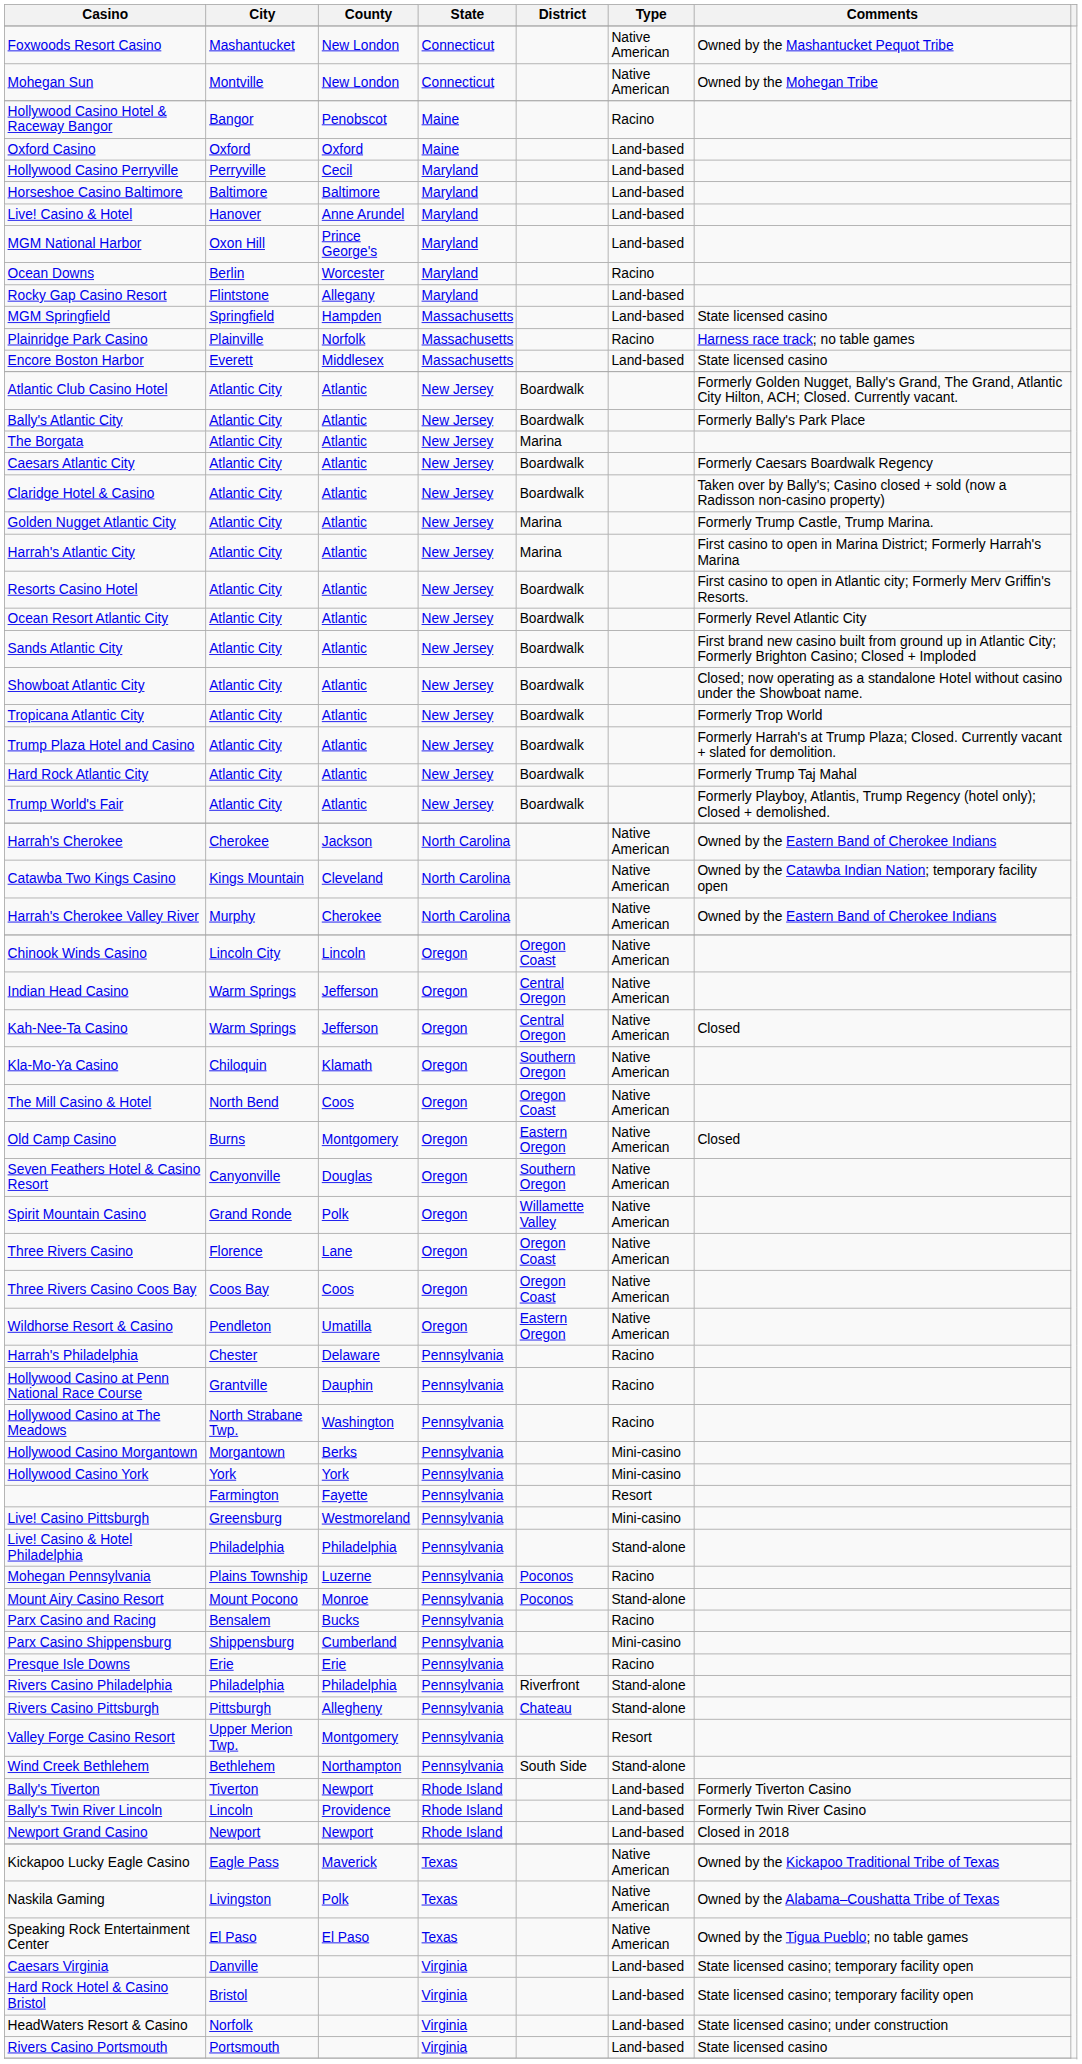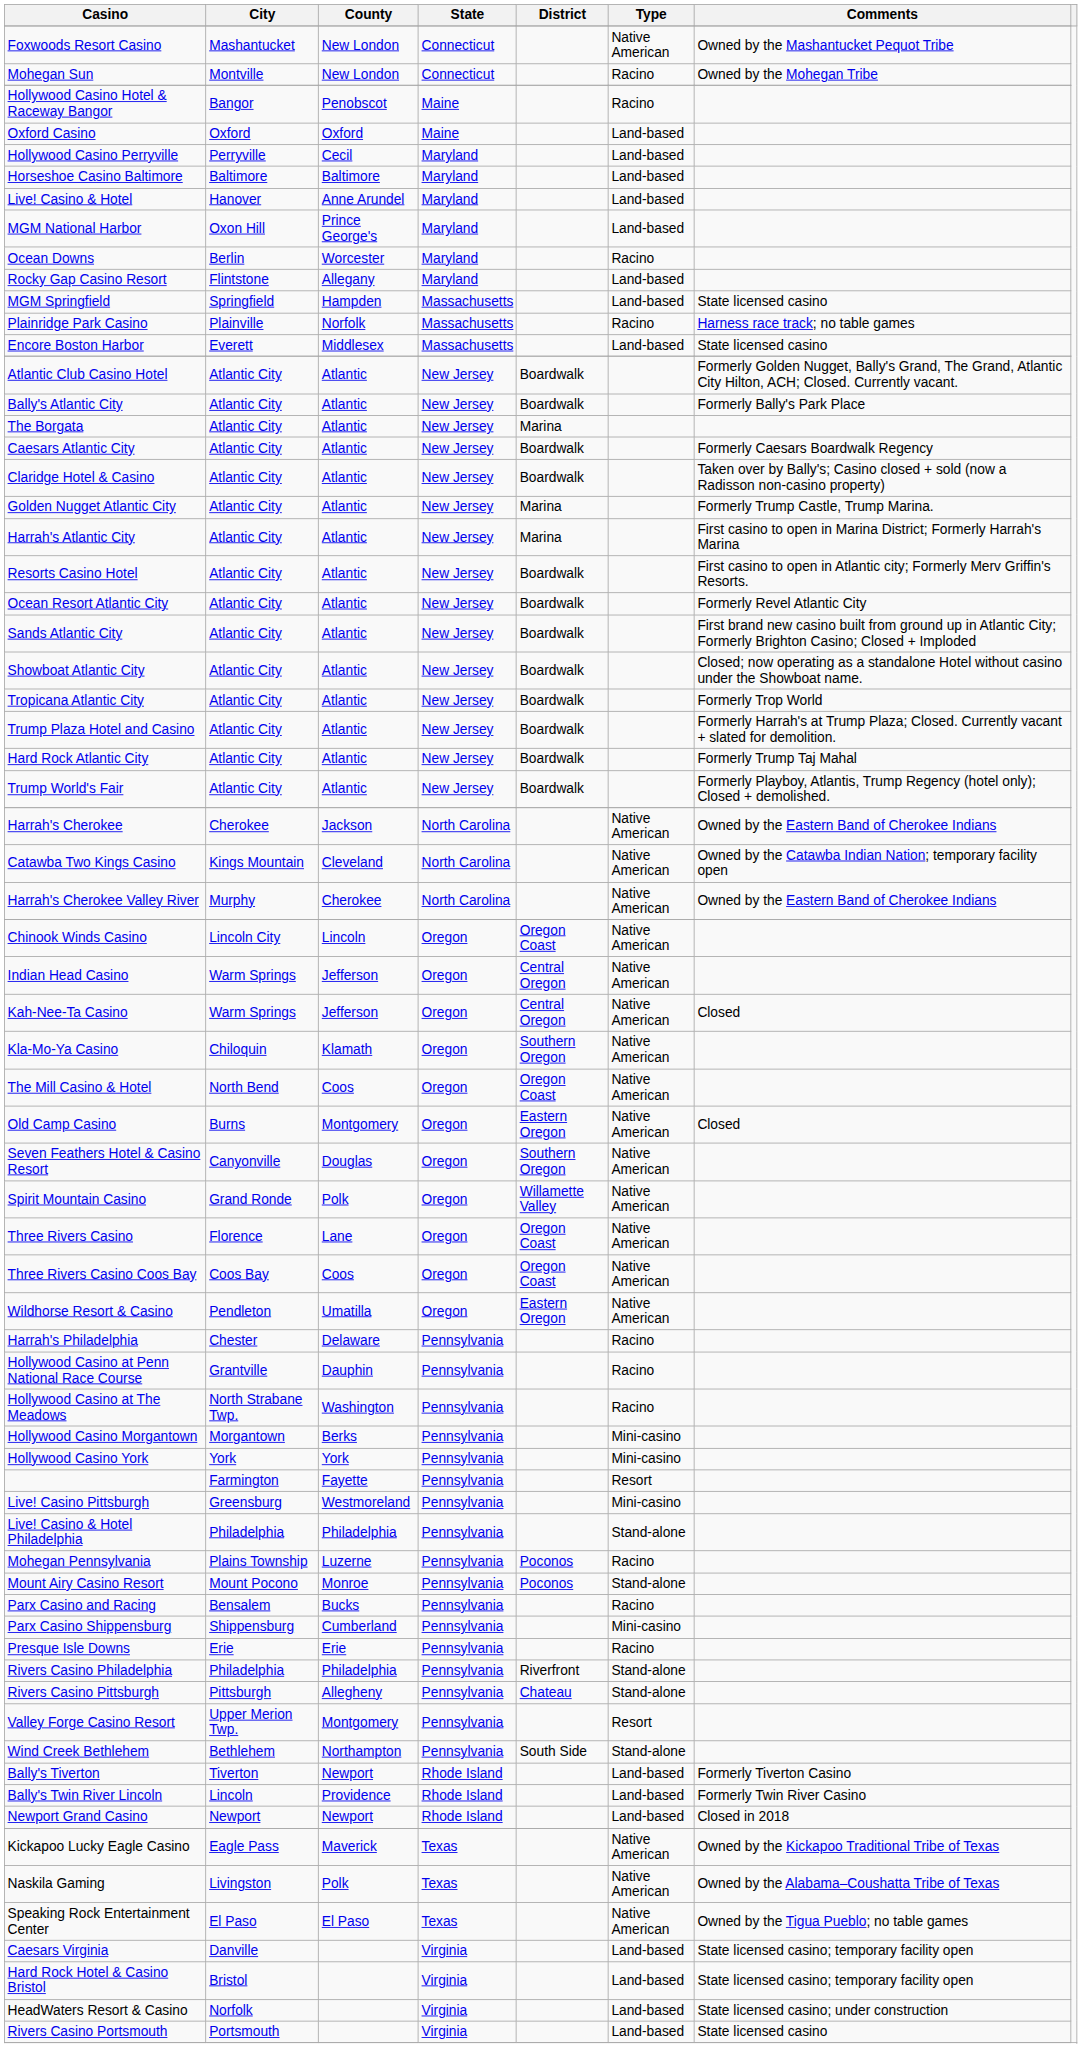(640, 82) Native American -> (633, 74) Racino
